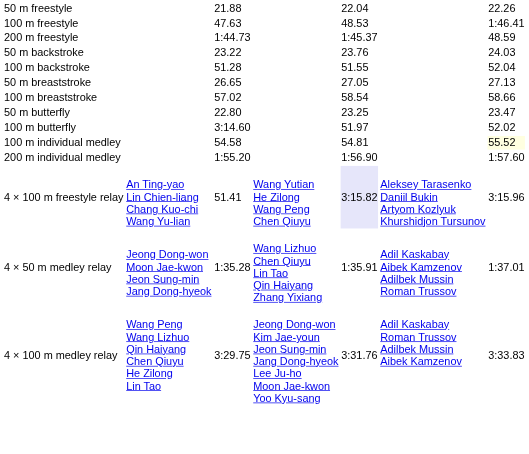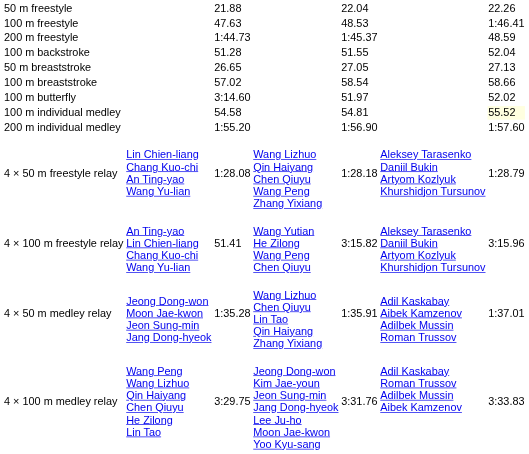- row: (44, 53)
- row: (37, 113)
+ row: (61, 173)
(359, 197) lavender background -> (359, 243) no background
